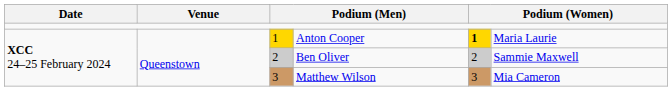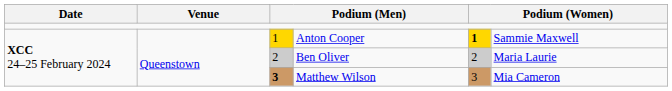(525, 38) Maria Laurie -> (536, 38) Sammie Maxwell
(536, 57) Sammie Maxwell -> (525, 57) Maria Laurie
(275, 76) normal -> (275, 76) bold
